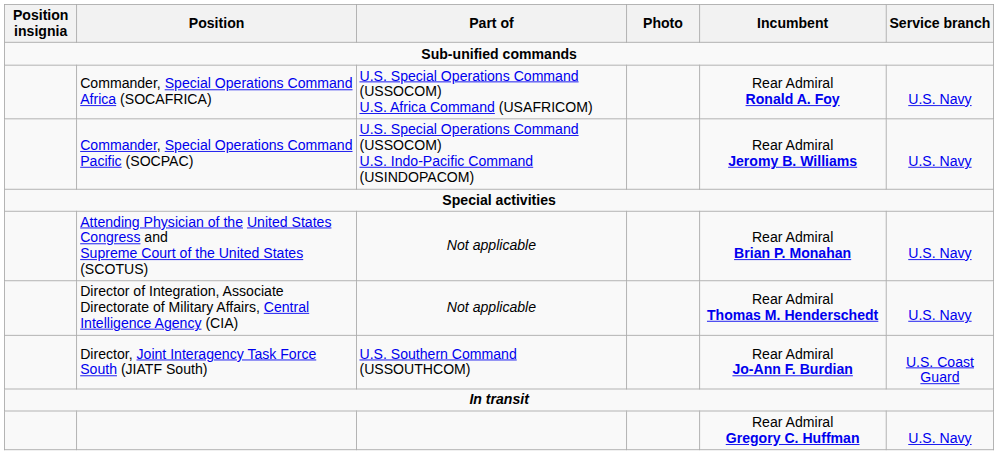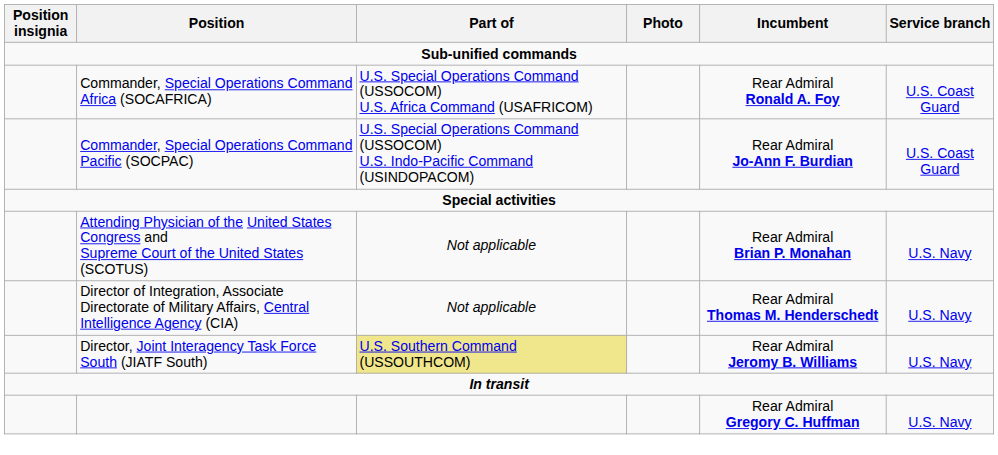(940, 99) U.S. Navy -> (940, 99) U.S. Coast Guard
(793, 153) Rear Admiral Jeromy B. Williams -> (793, 153) Rear Admiral Jo-Ann F. Burdian
(940, 161) U.S. Navy -> (940, 161) U.S. Coast Guard
(438, 362) no background -> (438, 354) khaki background
(793, 362) Rear Admiral Jo-Ann F. Burdian -> (793, 354) Rear Admiral Jeromy B. Williams
(940, 369) U.S. Coast Guard -> (940, 362) U.S. Navy
